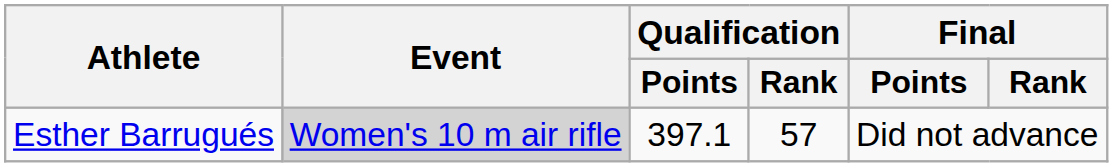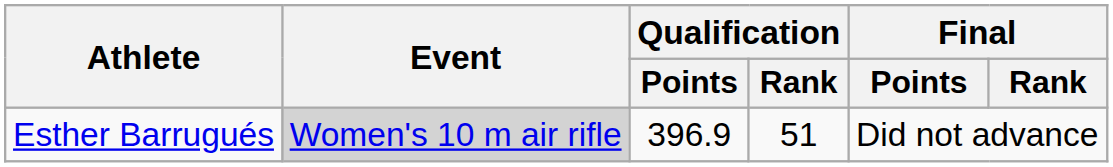(689, 135) 397.1 -> (689, 135) 396.9
(799, 135) 57 -> (799, 135) 51
